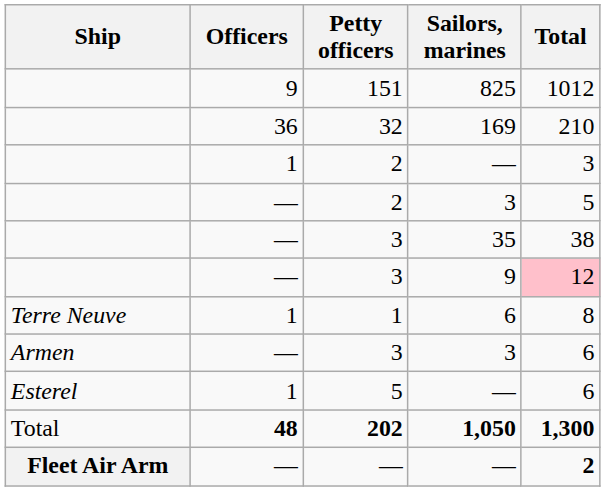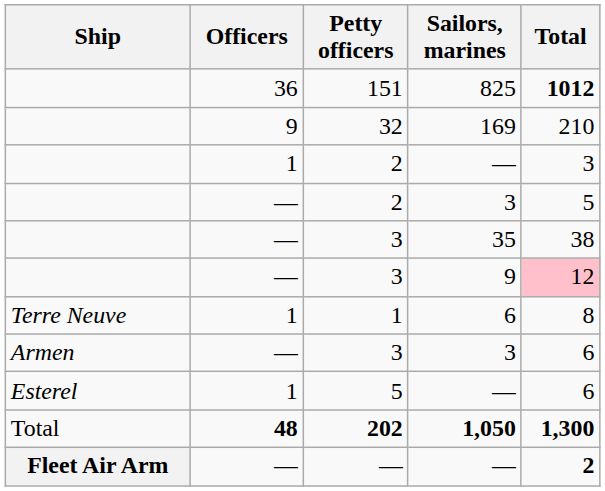(292, 88) 9 -> (286, 88) 36
(571, 88) normal -> (571, 88) bold
(286, 125) 36 -> (292, 125) 9
